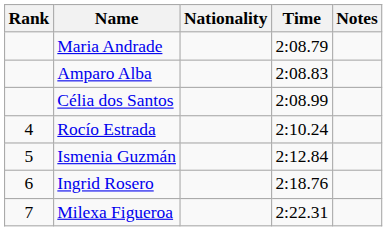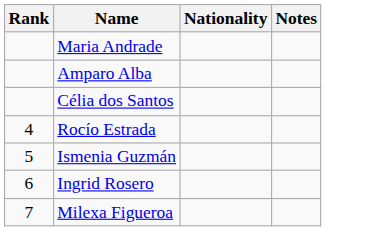- column: (302, 18)
